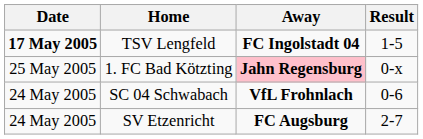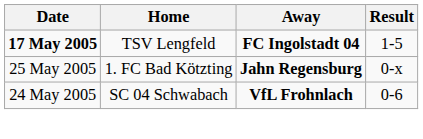(301, 69) pink background -> (301, 69) no background
- row: (169, 120)
